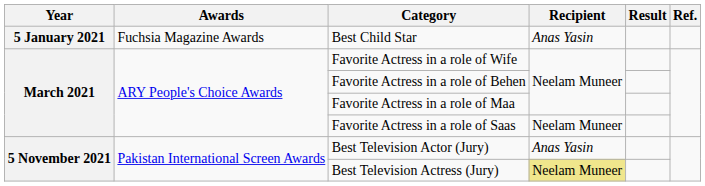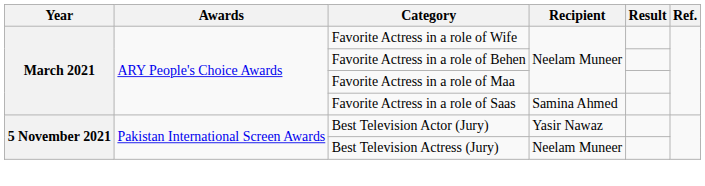- row: (374, 37)
(577, 125) Neelam Muneer -> (575, 103) Samina Ahmed
(563, 147) Anas Yasin -> (568, 125) Yasir Nawaz
(577, 170) khaki background -> (577, 147) no background
